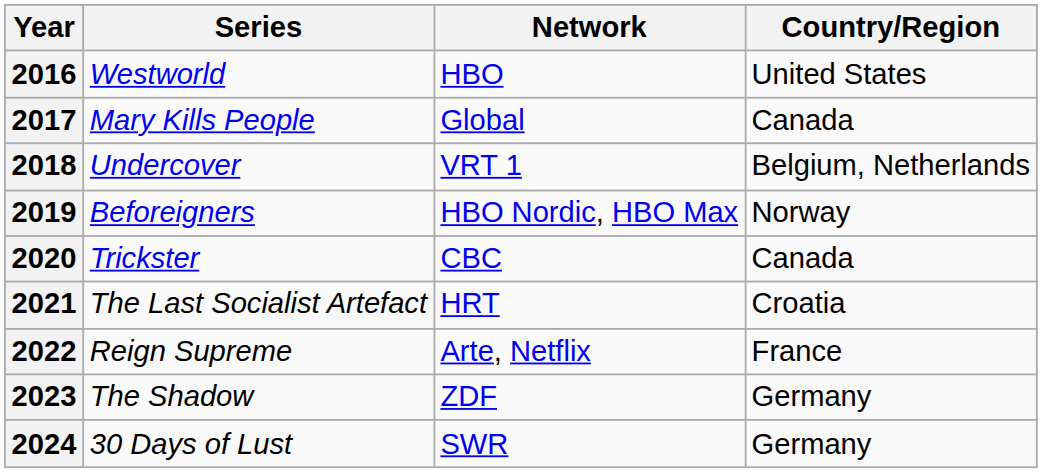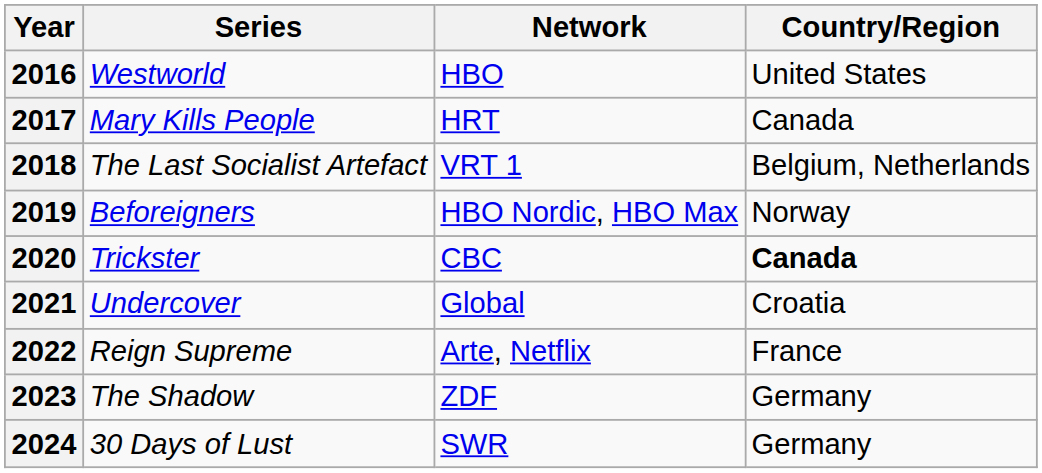(483, 119) Global -> (470, 119) HRT
(165, 166) Undercover -> (258, 166) The Last Socialist Artefact
(803, 258) normal -> (804, 258) bold
(258, 304) The Last Socialist Artefact -> (165, 304) Undercover
(470, 304) HRT -> (483, 304) Global
